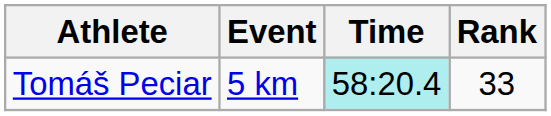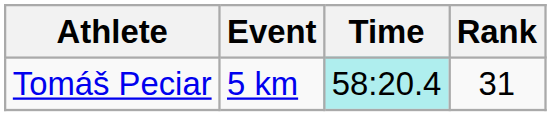(497, 83) 33 -> (497, 83) 31
